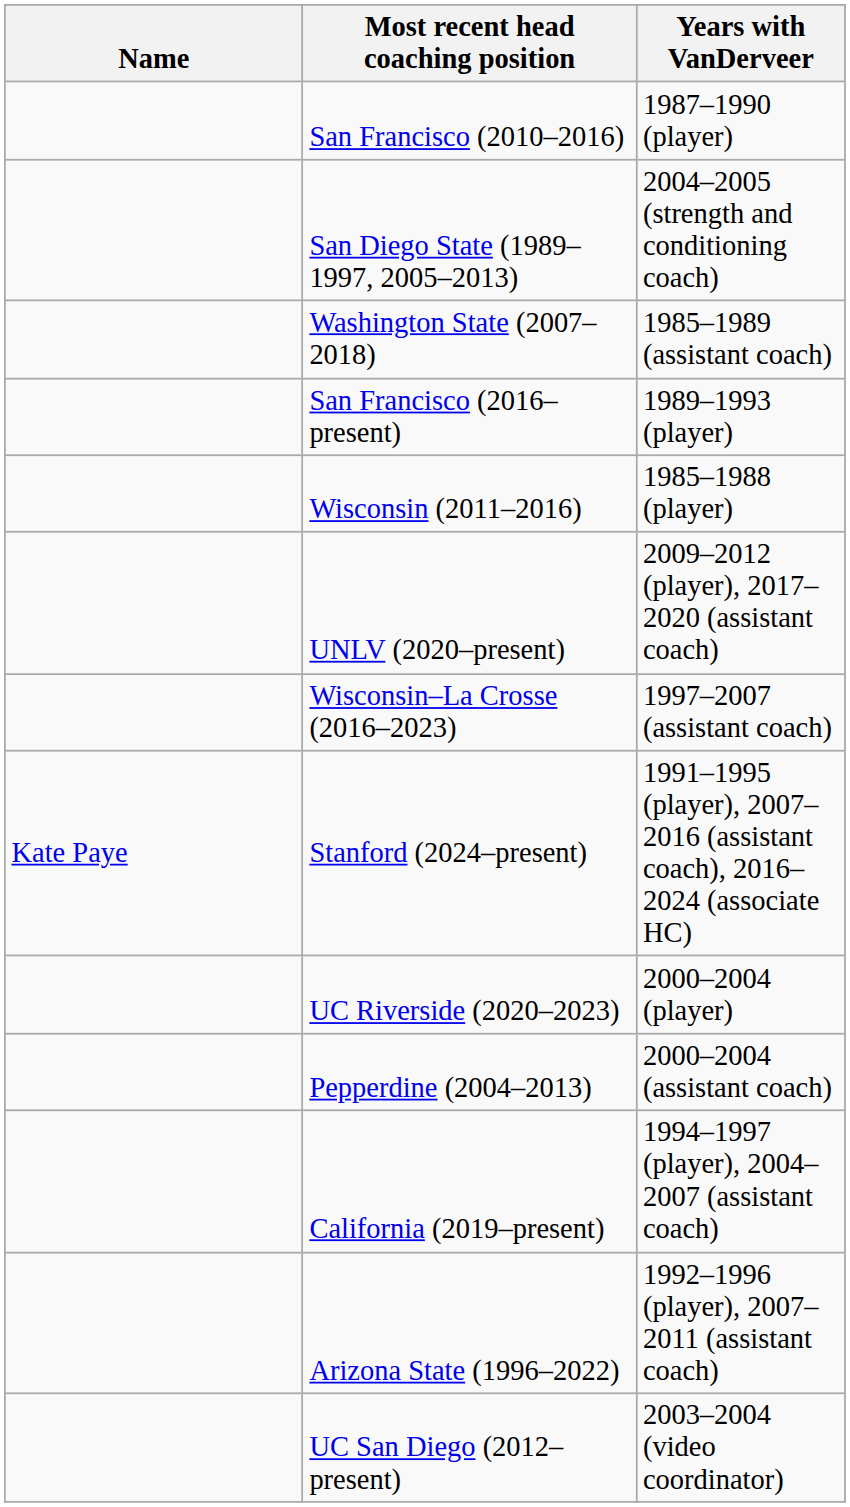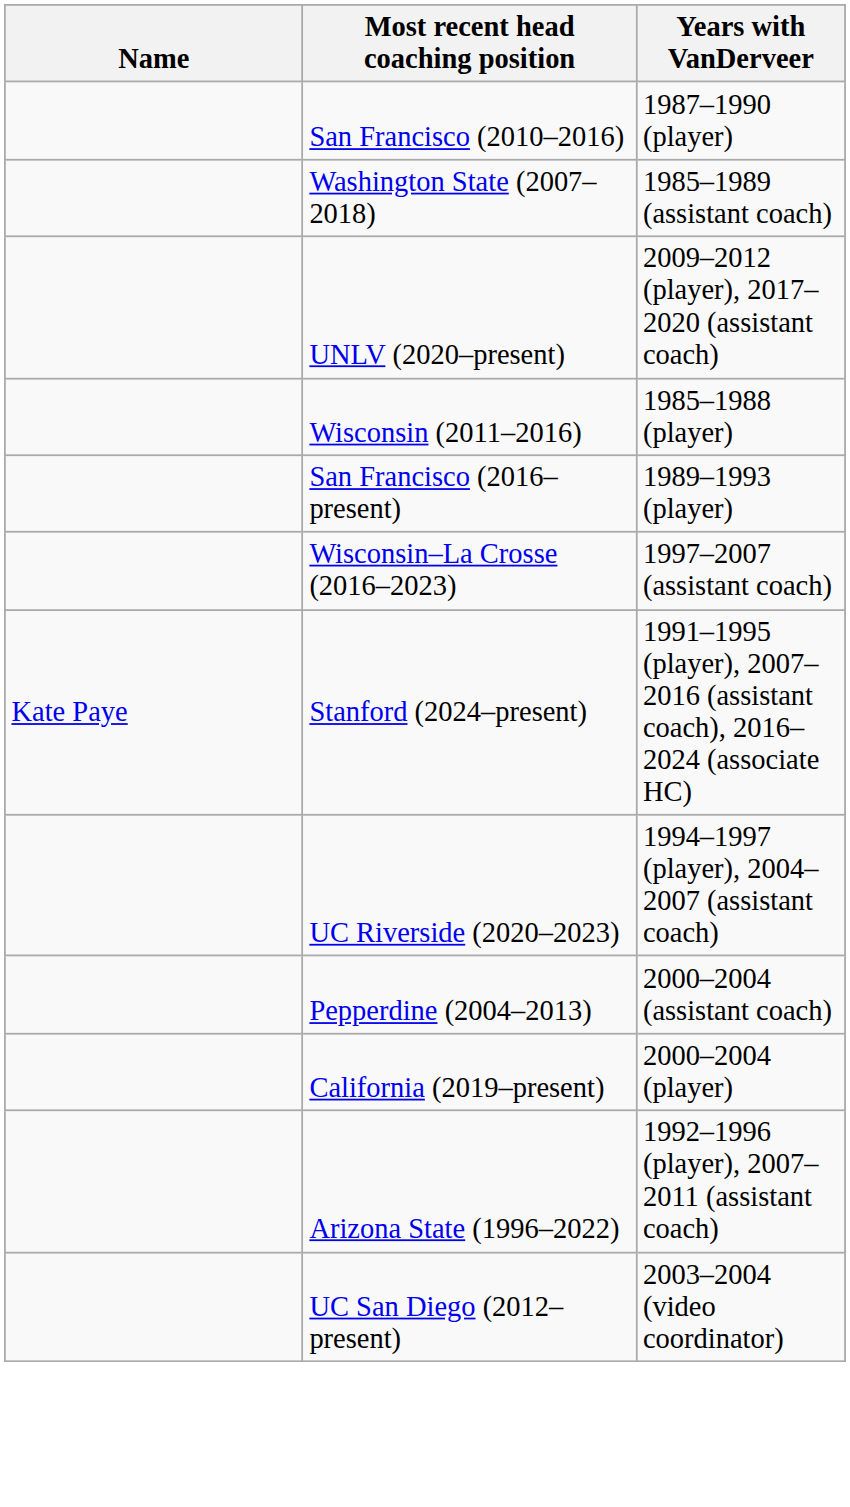- row: (445, 261)
rows swapped: (434, 416) <-> (437, 650)
(707, 994) 2000–2004 (player) -> (731, 885) 1994–1997 (player), 2004–2007 (assistant coach)
(731, 1180) 1994–1997 (player), 2004–2007 (assistant coach) -> (707, 1071) 2000–2004 (player)
